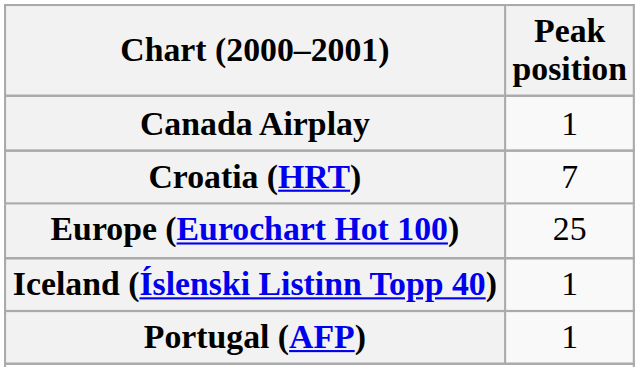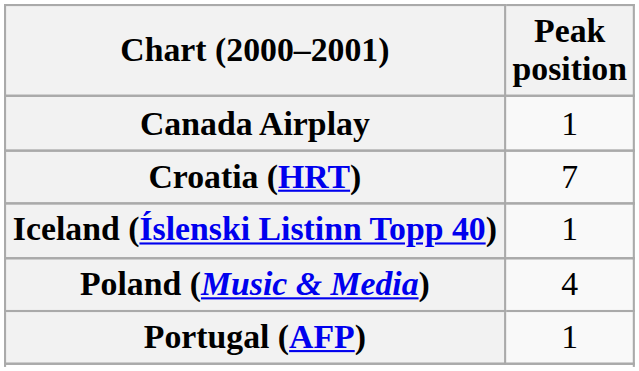- row: (255, 229)
+ row: (255, 283)
